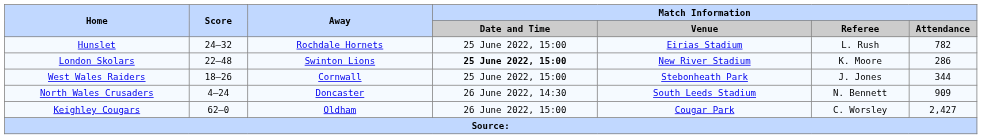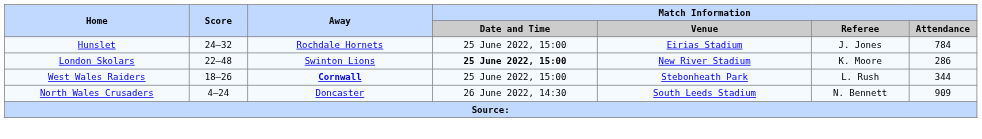(860, 45) L. Rush -> (860, 45) J. Jones
(943, 45) 782 -> (943, 45) 784
(340, 77) normal -> (340, 77) bold
(860, 77) J. Jones -> (860, 77) L. Rush
- row: (97, 109)
